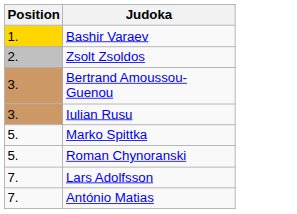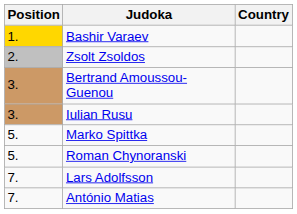+ column: (264, 15)
